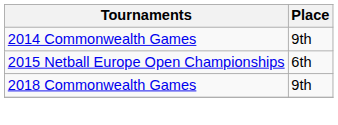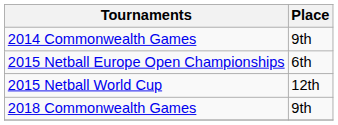+ row: (85, 85)
